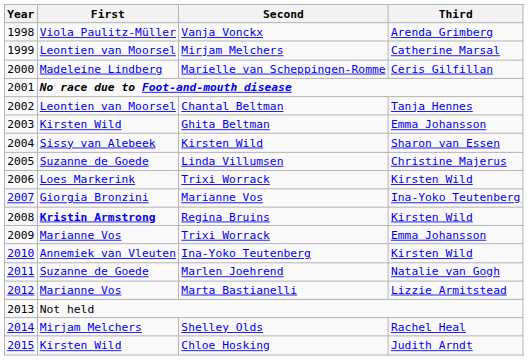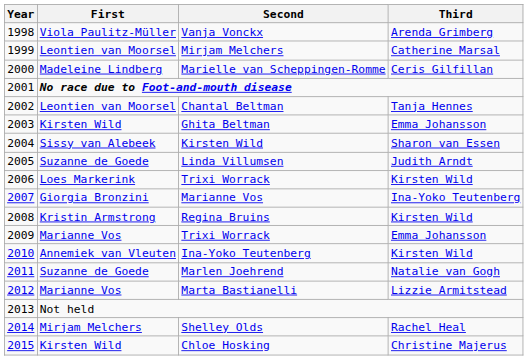(449, 161) Christine Majerus -> (432, 161) Judith Arndt
(98, 216) bold -> (98, 216) normal
(432, 345) Judith Arndt -> (449, 345) Christine Majerus
